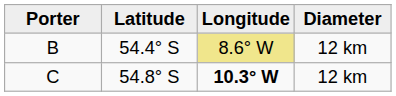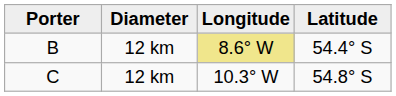columns swapped: (149, 18) <-> (342, 18)
(246, 76) bold -> (246, 76) normal
